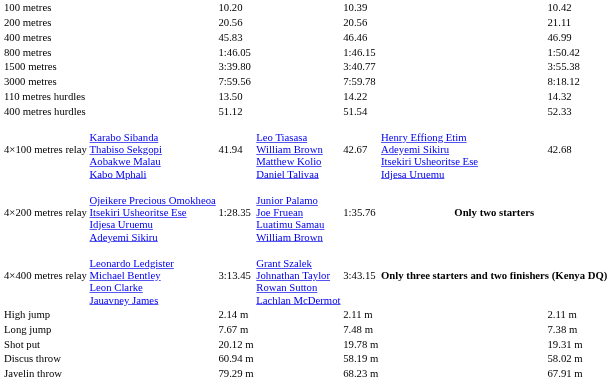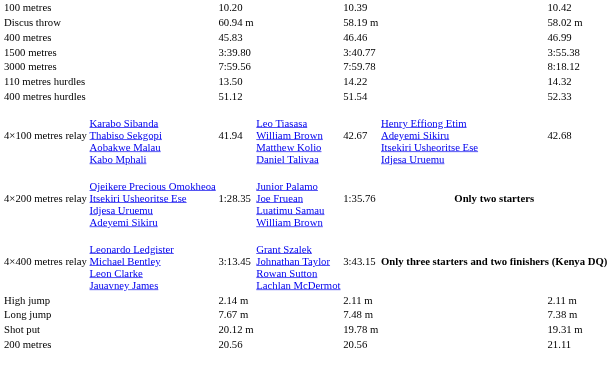rows swapped: (28, 22) <-> (32, 359)
- row: (28, 52)
- row: (33, 374)
